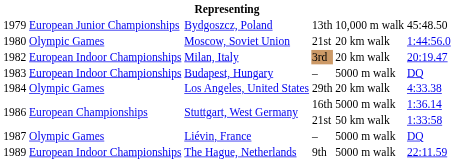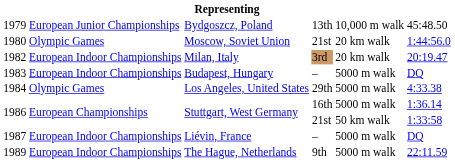(362, 88) 20 km walk -> (365, 88) 5000 m walk
(67, 136) Olympic Games -> (105, 136) European Indoor Championships
